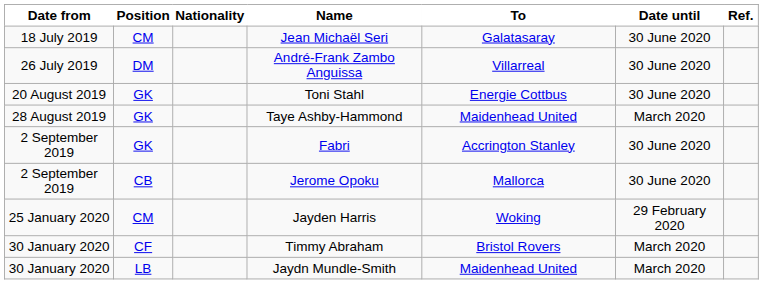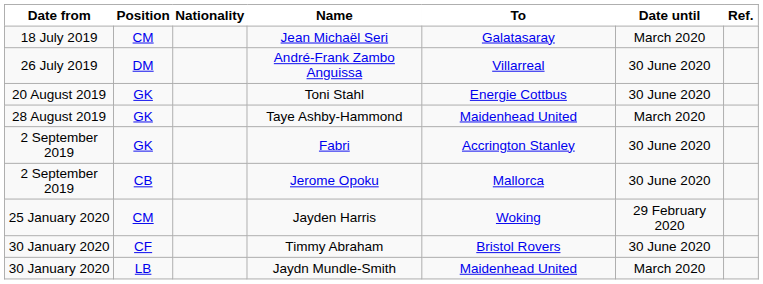(669, 37) 30 June 2020 -> (669, 37) March 2020
(669, 247) March 2020 -> (669, 247) 30 June 2020
